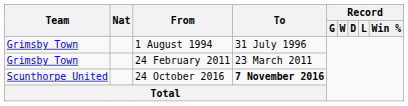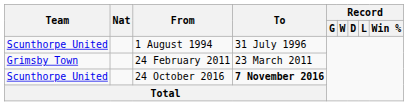(42, 45) Grimsby Town -> (57, 45) Scunthorpe United
